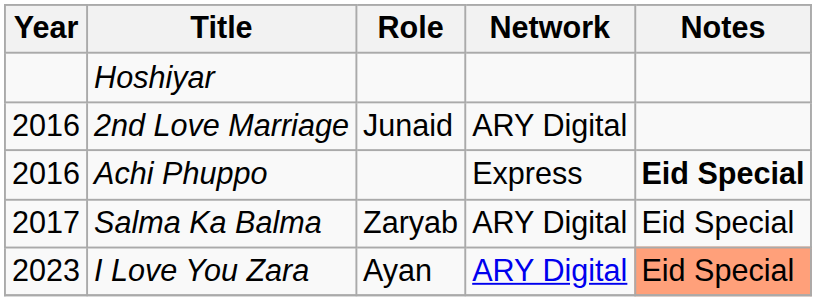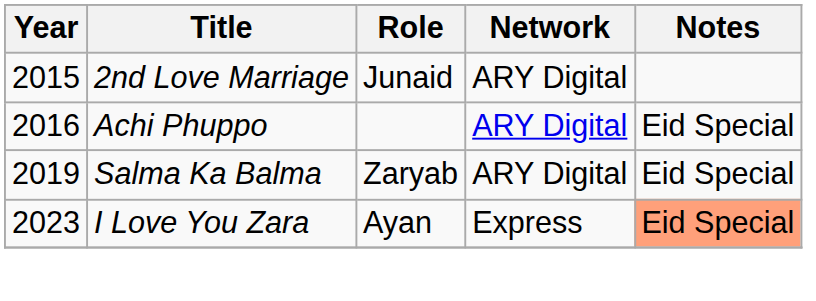- row: (154, 77)
(46, 125) 2016 -> (46, 77) 2015
(527, 174) Express -> (550, 125) ARY Digital
(723, 174) bold -> (718, 125) normal
(46, 222) 2017 -> (46, 174) 2019
(550, 271) ARY Digital -> (527, 222) Express
